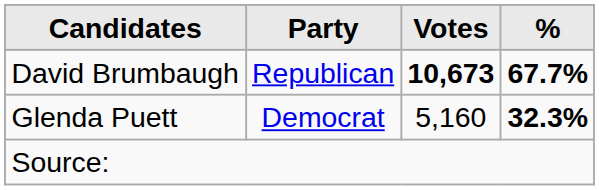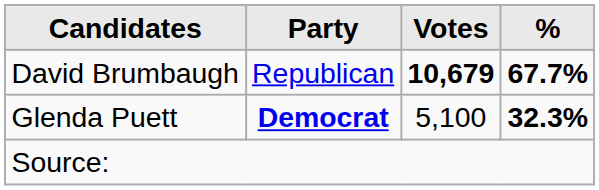(451, 73) 10,673 -> (451, 73) 10,679
(323, 118) normal -> (323, 118) bold
(451, 118) 5,160 -> (451, 118) 5,100
